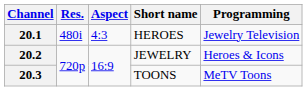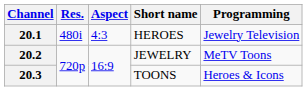(244, 55) Heroes & Icons -> (237, 55) MeTV Toons
(237, 75) MeTV Toons -> (244, 75) Heroes & Icons
